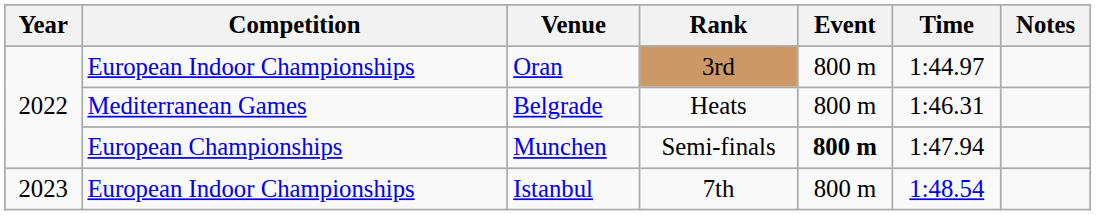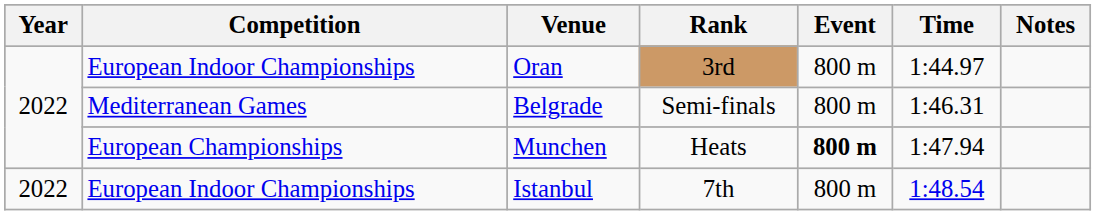(718, 107) Heats -> (718, 107) Semi-finals
(718, 147) Semi-finals -> (718, 147) Heats
(43, 188) 2023 -> (43, 188) 2022
